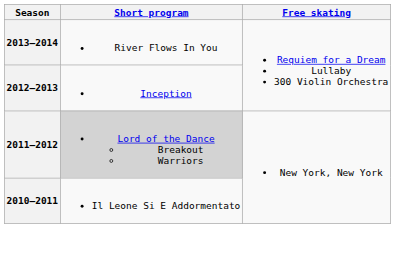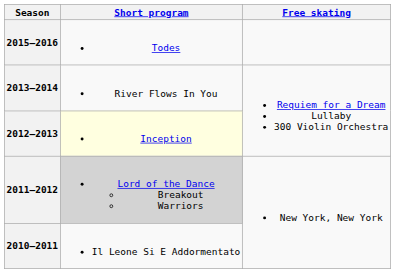+ row: (32, 43)
(151, 93) no background -> (151, 139) lightyellow background
